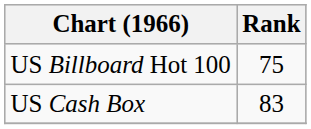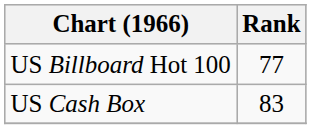(271, 63) 75 -> (271, 63) 77
